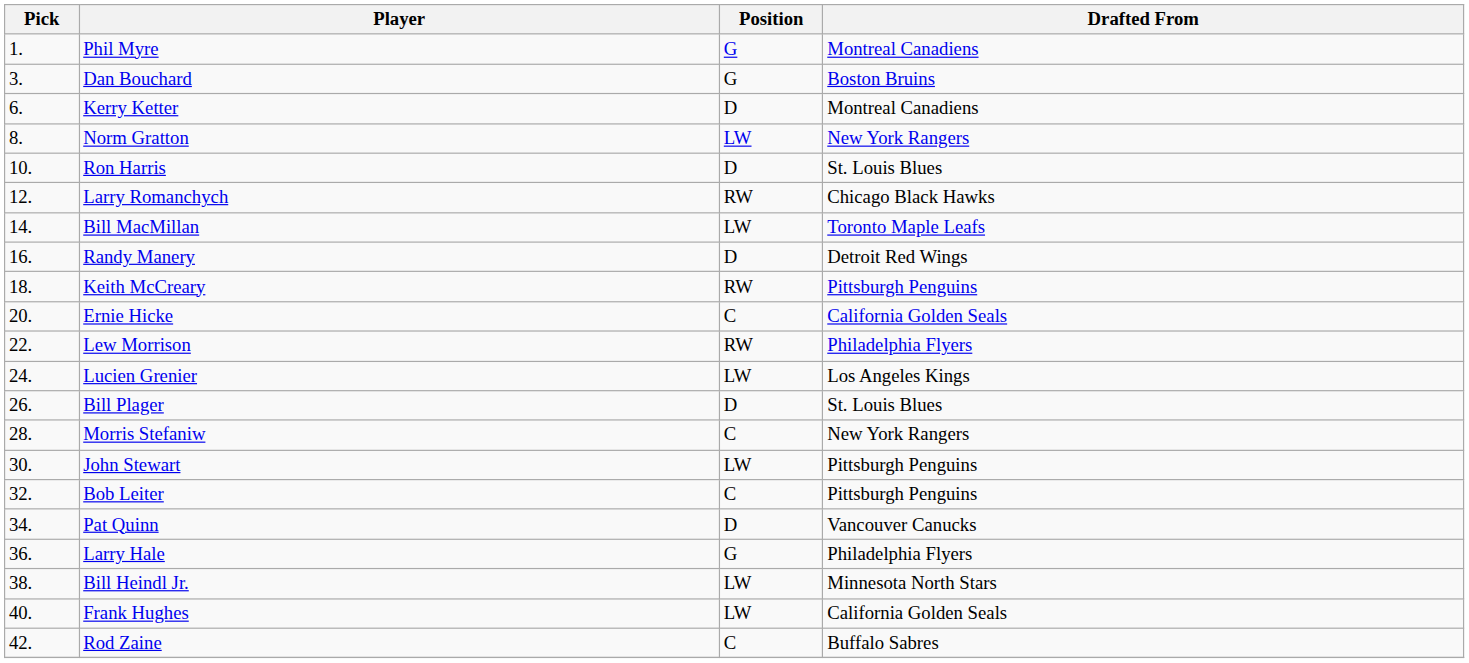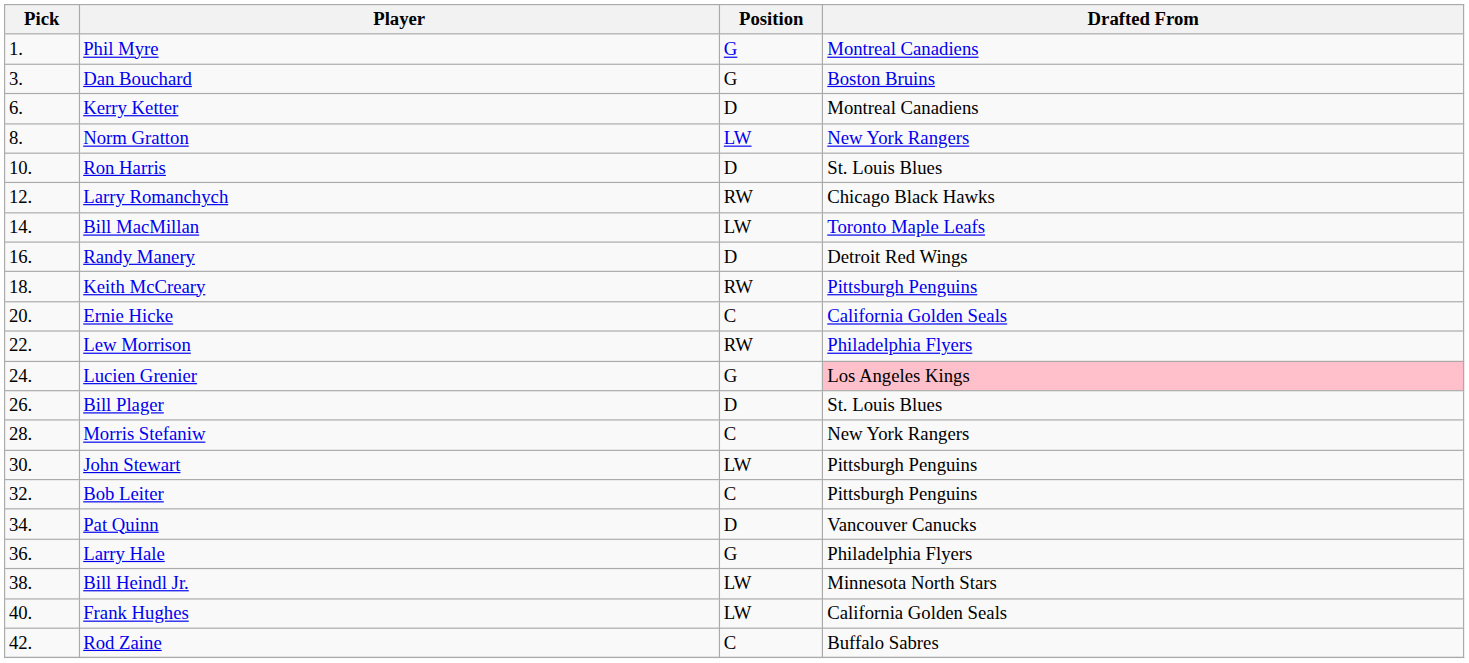(738, 375) LW -> (731, 375) G
(899, 375) no background -> (899, 375) pink background
